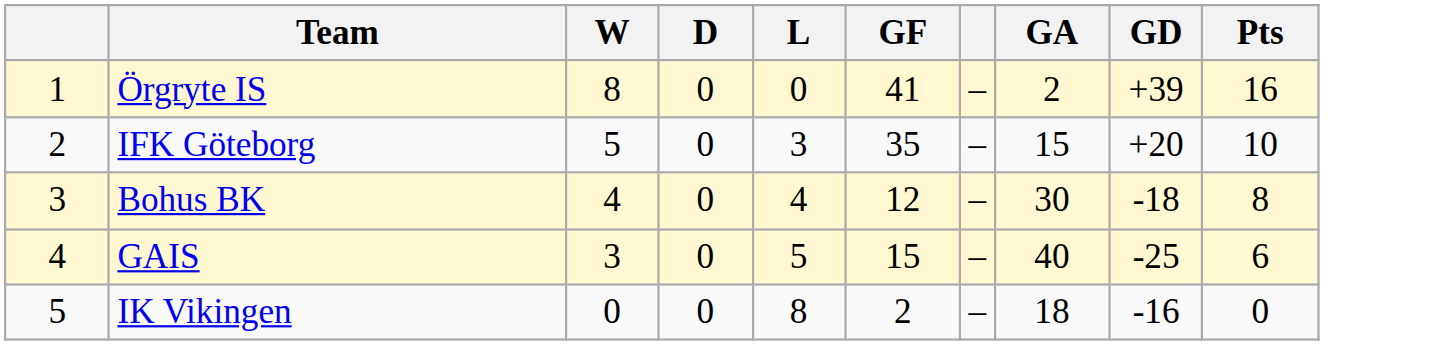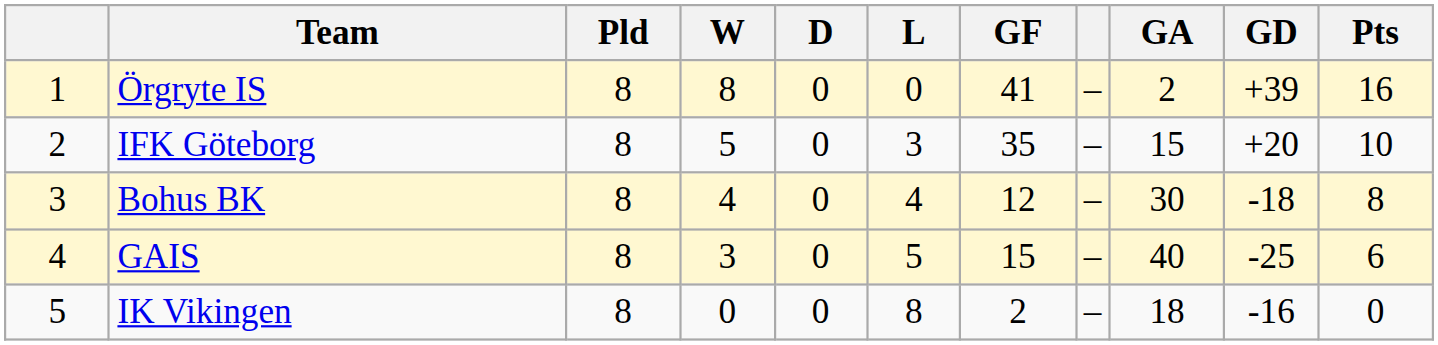+ column: (623, 32)
